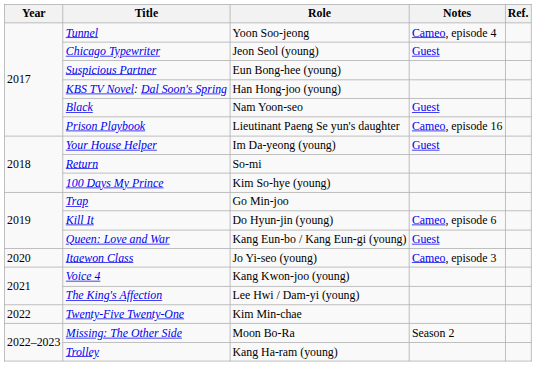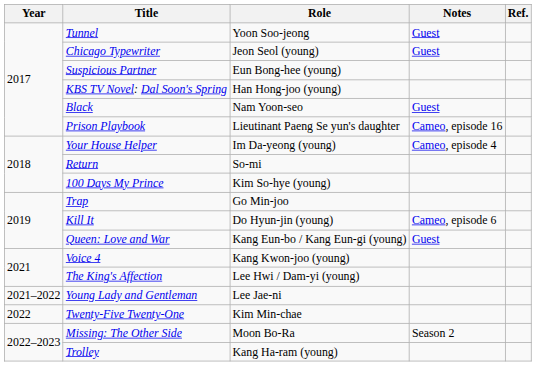(454, 32) Cameo, episode 4 -> (426, 32) Guest
(426, 145) Guest -> (454, 145) Cameo, episode 4
- row: (100, 257)
+ row: (132, 295)
